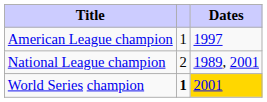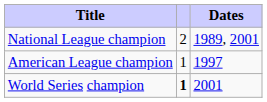rows swapped: (87, 62) <-> (90, 39)
(208, 85) gold background -> (208, 85) no background
